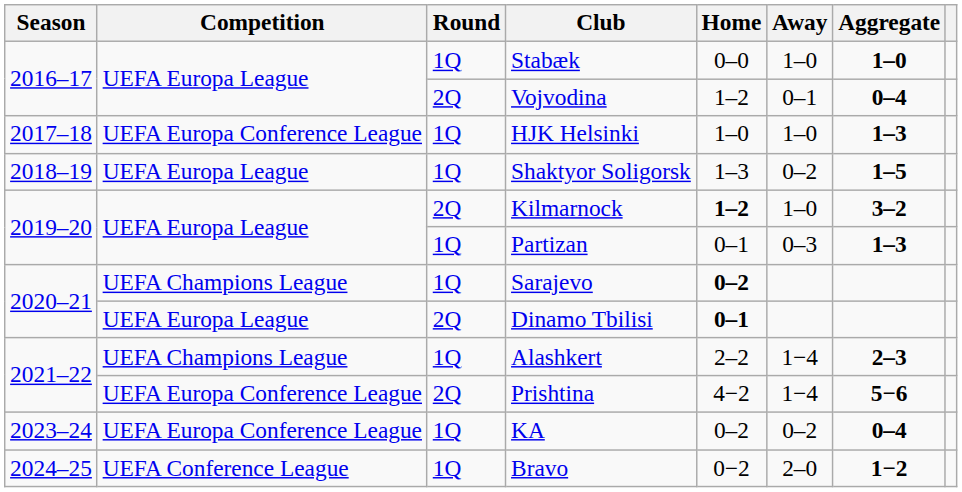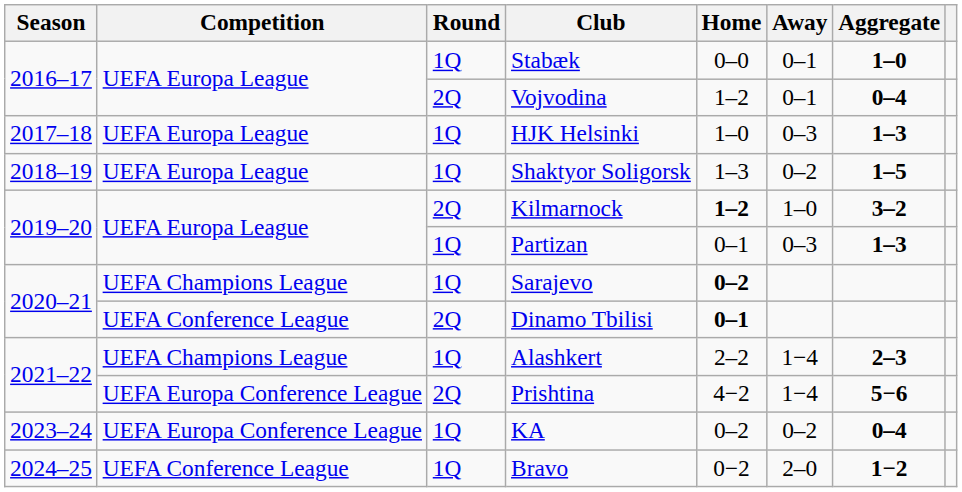(800, 60) 1–0 -> (800, 60) 0–1
(262, 134) UEFA Europa Conference League -> (206, 134) UEFA Europa League
(800, 134) 1–0 -> (800, 134) 0–3
(206, 319) UEFA Europa League -> (226, 319) UEFA Conference League
